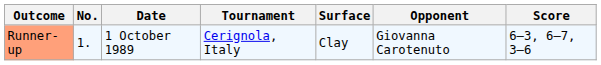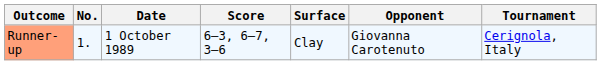columns swapped: (258, 14) <-> (551, 14)
